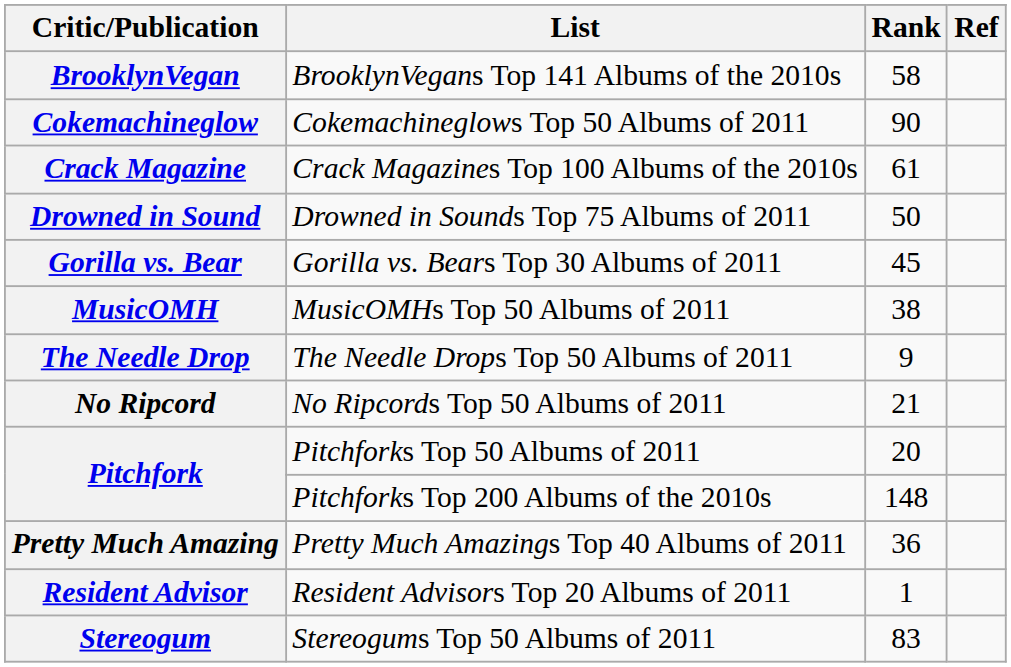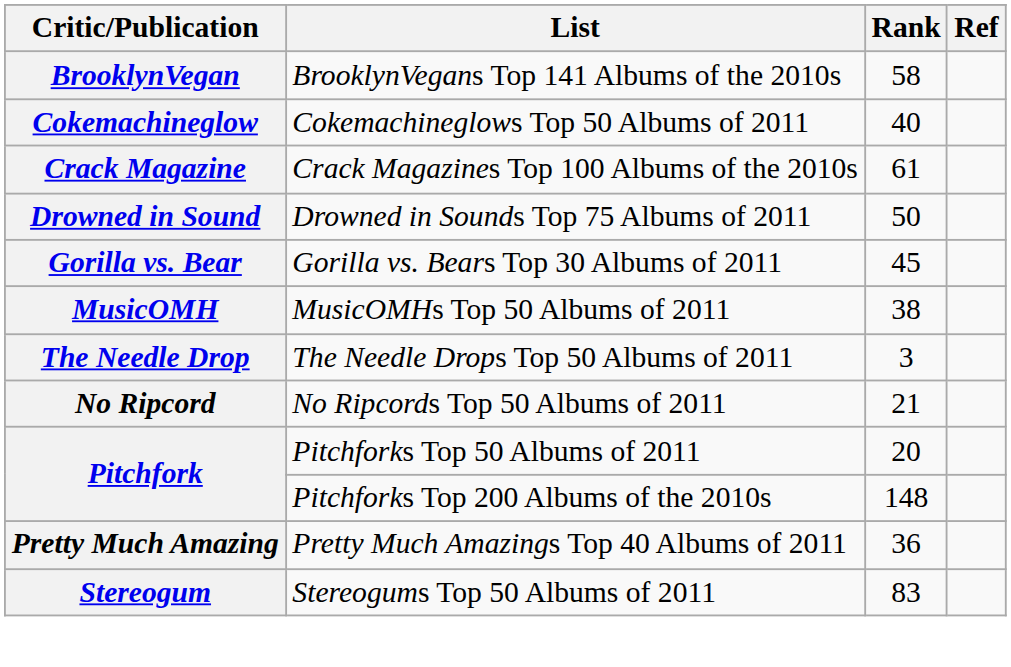(906, 121) 90 -> (906, 121) 40
(906, 356) 9 -> (906, 356) 3
- row: (145, 591)
